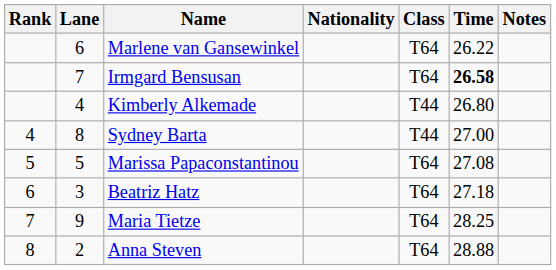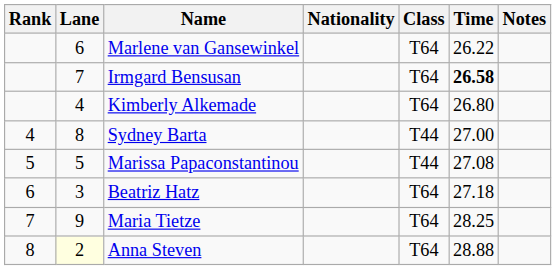(424, 105) T44 -> (424, 105) T64
(424, 163) T64 -> (424, 163) T44
(80, 250) no background -> (80, 250) lightyellow background
